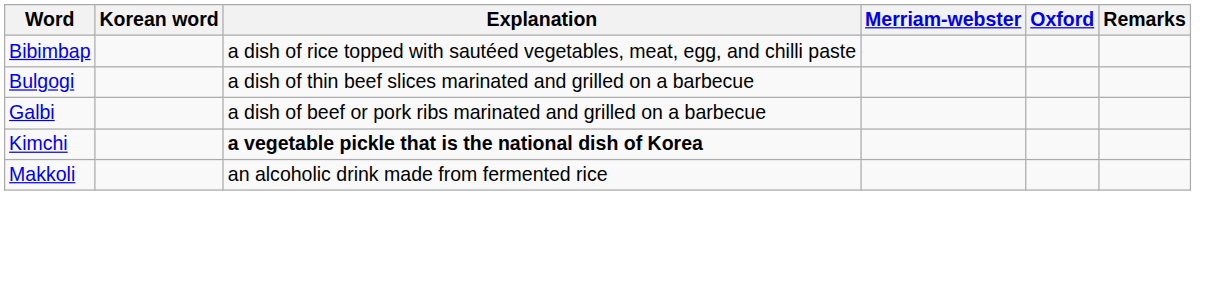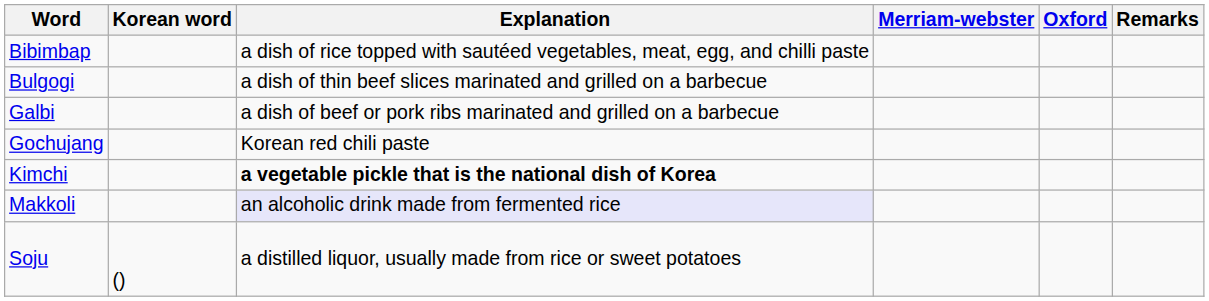+ row: (56, 143)
(418, 174) no background -> (431, 205) lavender background
+ row: (29, 258)
